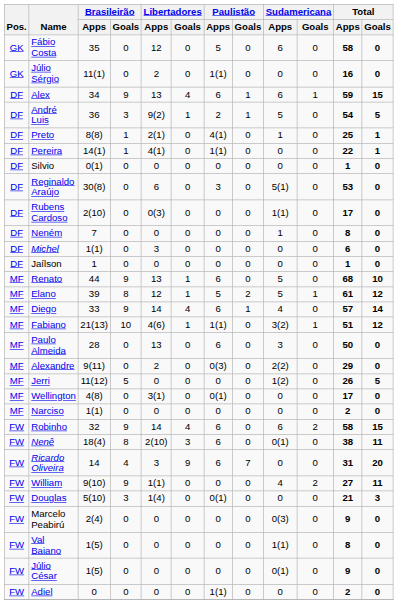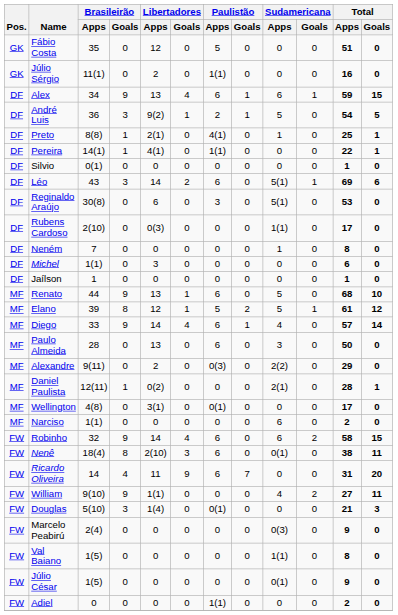(280, 47) 6 -> (279, 47) 0
(348, 47) 58 -> (347, 47) 51
+ row: (39, 181)
- row: (49, 324)
+ row: (48, 386)
- row: (41, 381)
(280, 411) 0 -> (279, 422) 6
(156, 462) 3 -> (156, 473) 11
